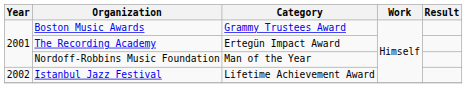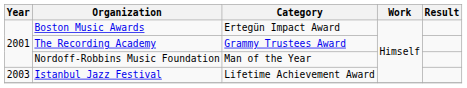(285, 28) Grammy Trustees Award -> (282, 28) Ertegün Impact Award
(282, 44) Ertegün Impact Award -> (285, 44) Grammy Trustees Award
(18, 75) 2002 -> (18, 75) 2003
